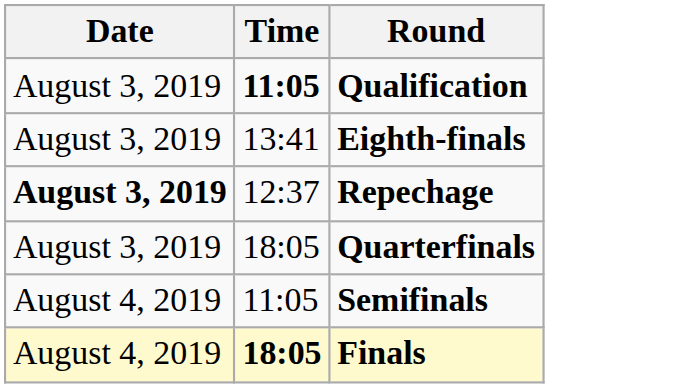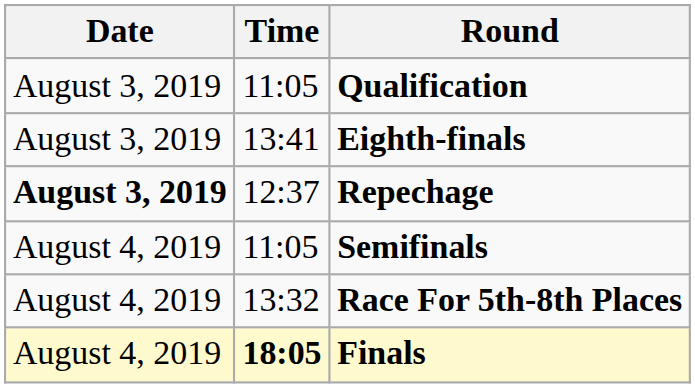(281, 85) bold -> (280, 85) normal
- row: (436, 246)
+ row: (510, 300)
